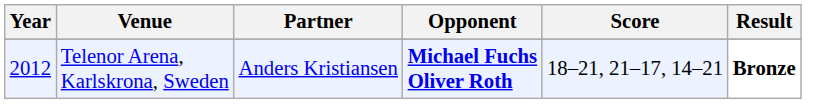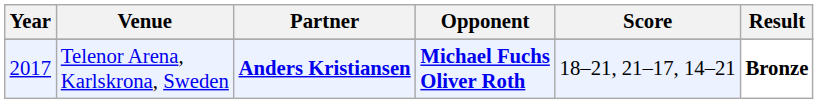(30, 68) 2012 -> (30, 68) 2017
(318, 68) normal -> (325, 68) bold
